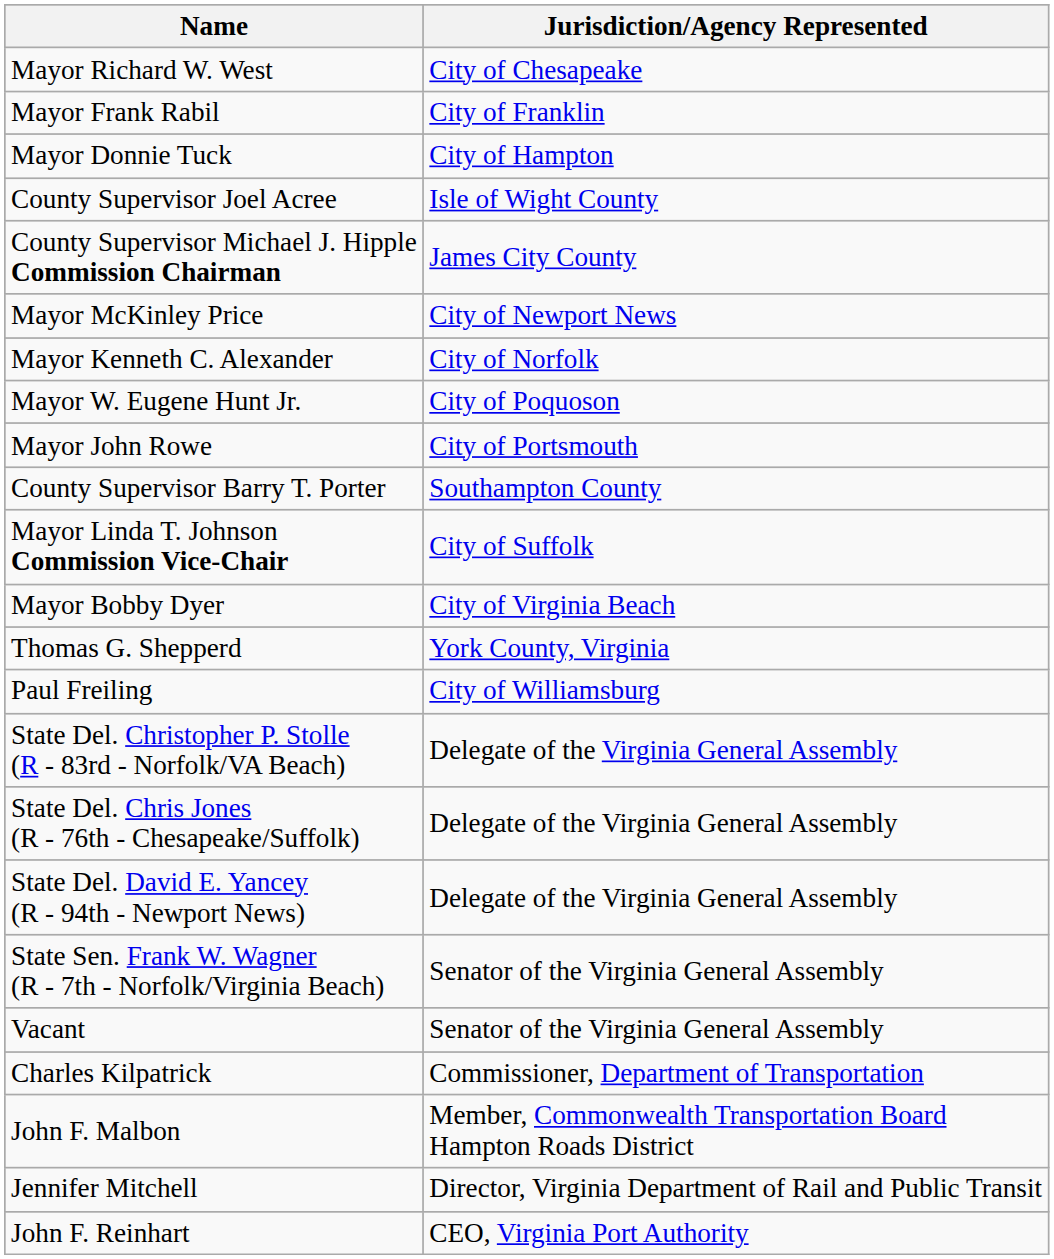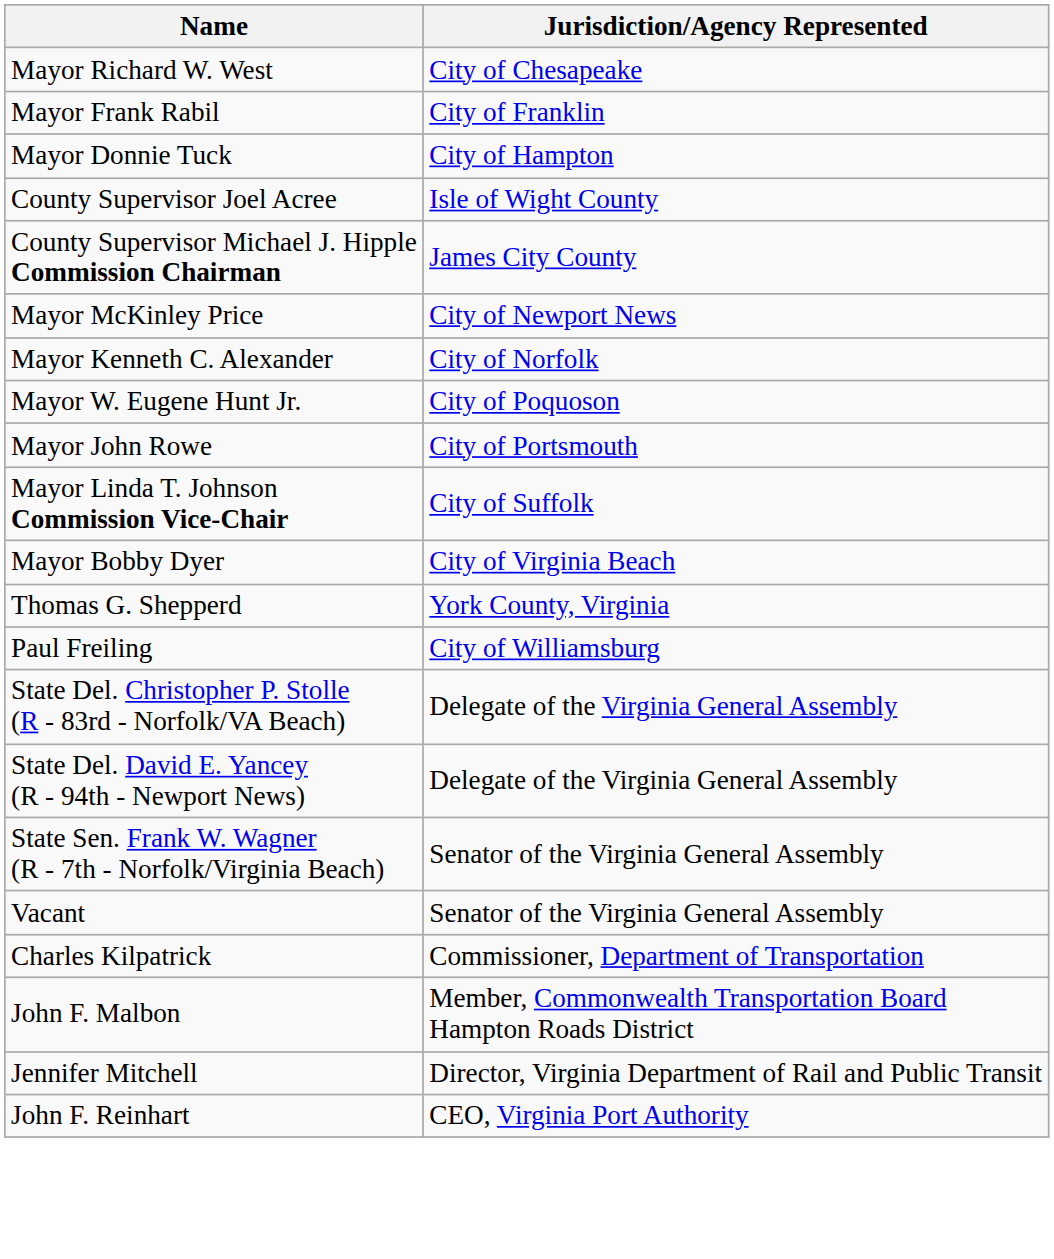- row: (198, 488)
- row: (185, 823)
